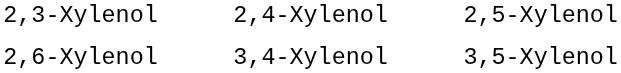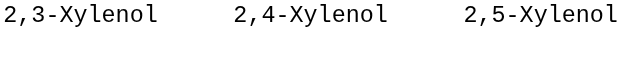- row: (80, 58)
